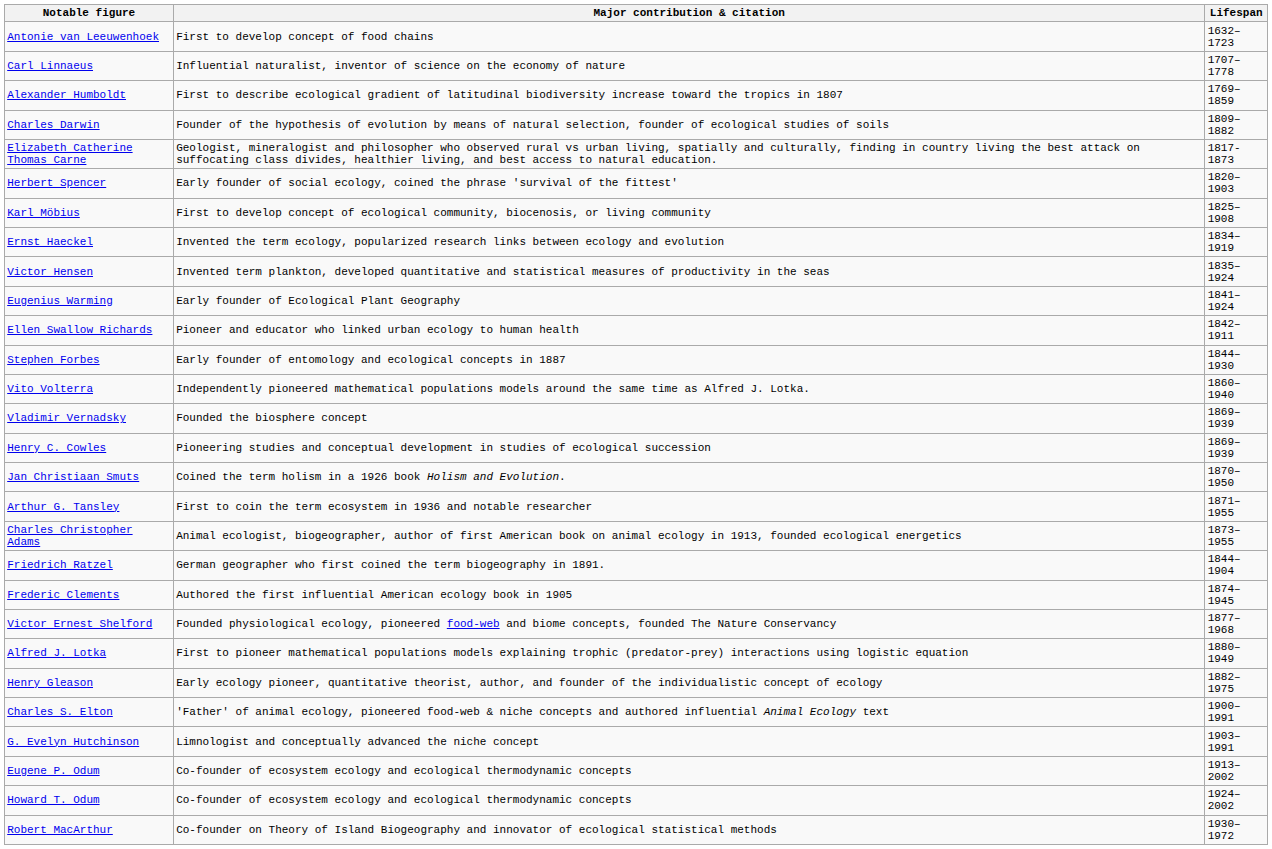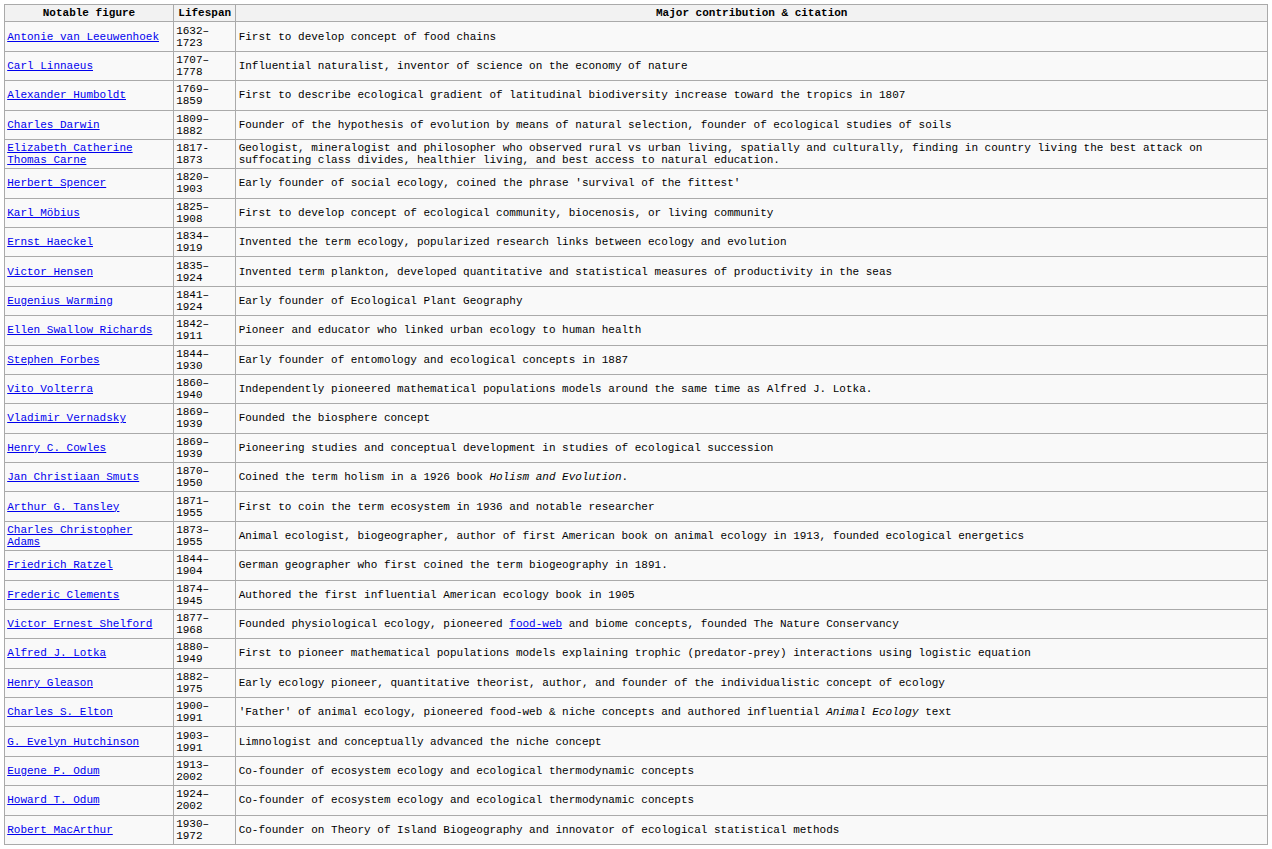columns swapped: (1236, 13) <-> (689, 13)
